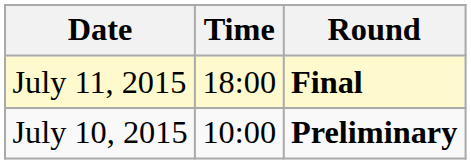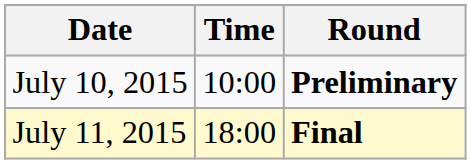rows swapped: (100, 132) <-> (99, 81)
